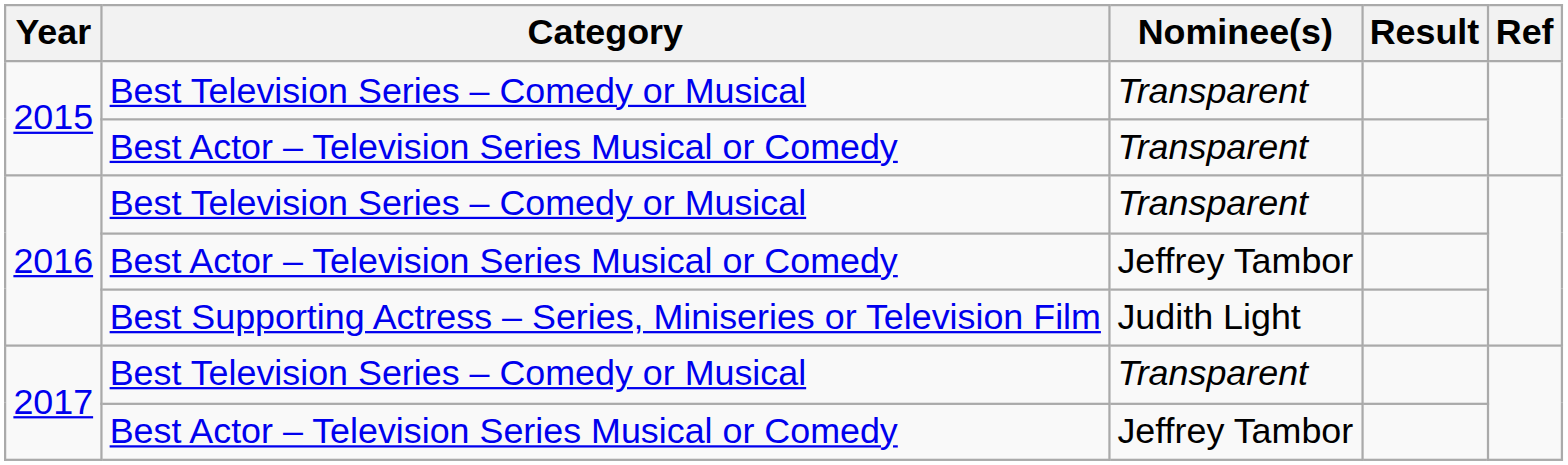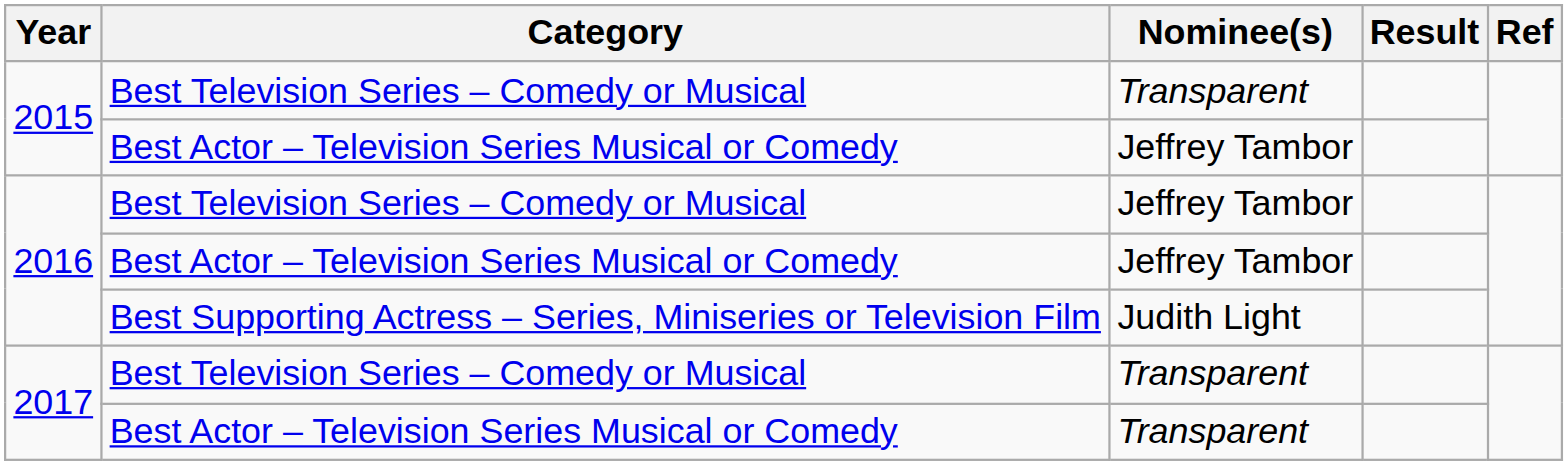(1213, 146) Transparent -> (1235, 146) Jeffrey Tambor
(1213, 203) Transparent -> (1235, 203) Jeffrey Tambor
(1235, 430) Jeffrey Tambor -> (1213, 430) Transparent
